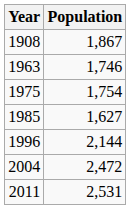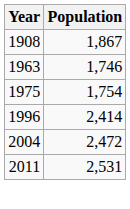- row: (24, 117)
(104, 142) 2,144 -> (104, 117) 2,414
